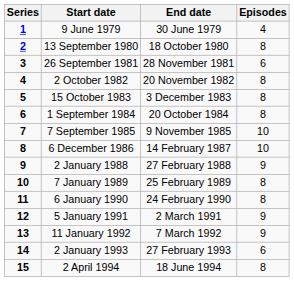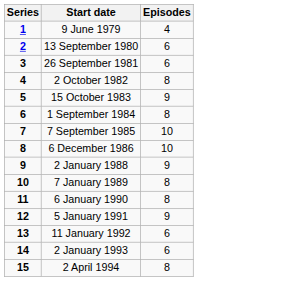- column: (189, 13)
(263, 47) 8 -> (167, 47) 6
(263, 98) 8 -> (167, 98) 9
(263, 234) 9 -> (167, 234) 6
